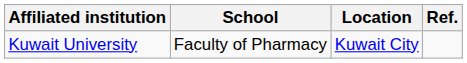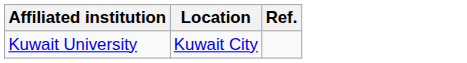- column: (250, 17)
